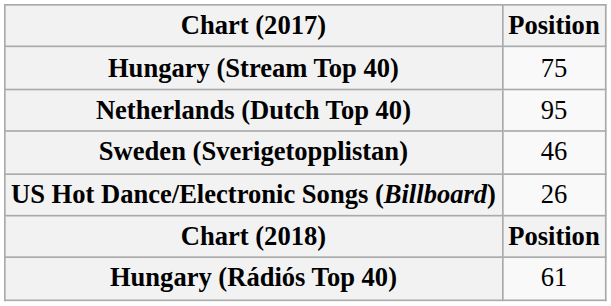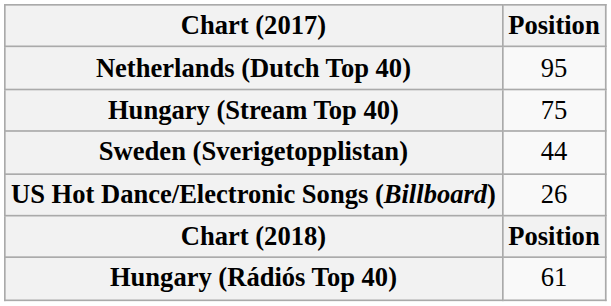rows swapped: (253, 67) <-> (253, 109)
(554, 151) 46 -> (554, 151) 44
